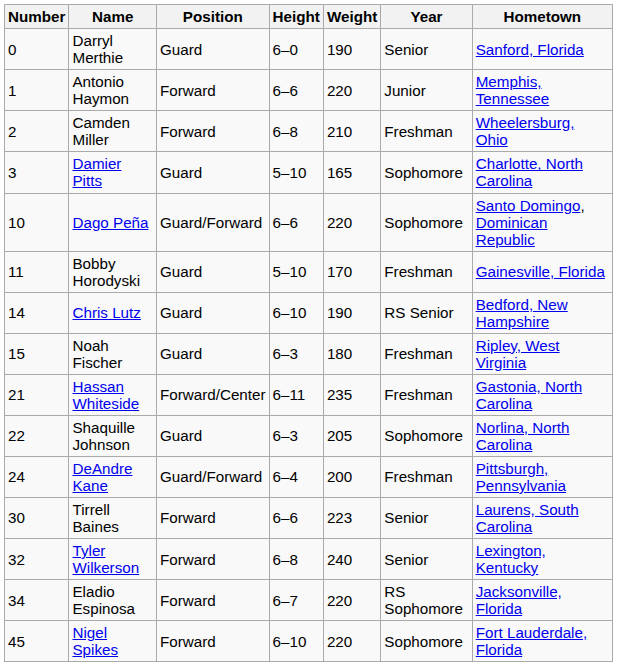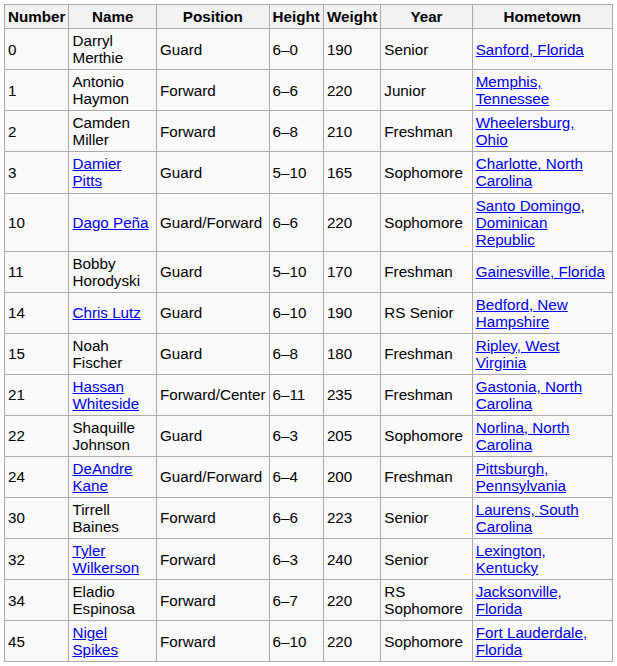(285, 354) 6–3 -> (285, 354) 6–8
(285, 559) 6–8 -> (285, 559) 6–3
